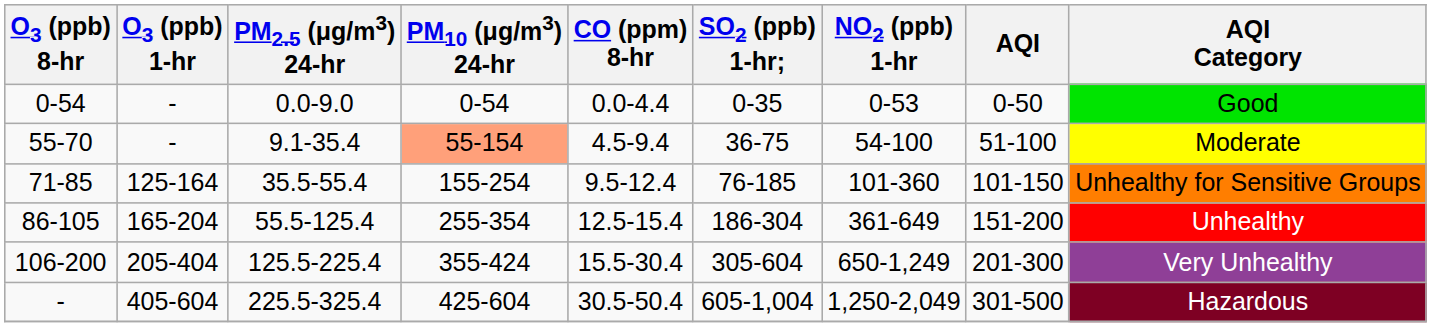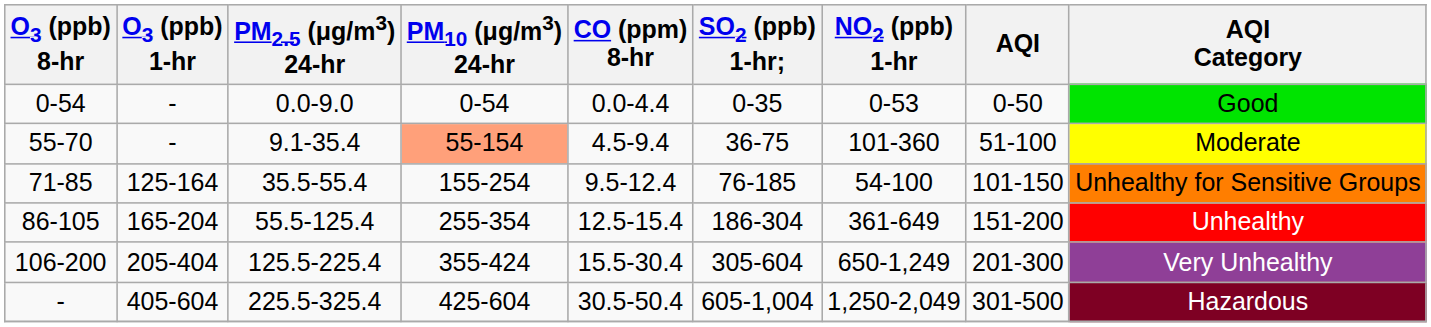(894, 143) 54-100 -> (894, 143) 101-360
(894, 182) 101-360 -> (894, 182) 54-100
